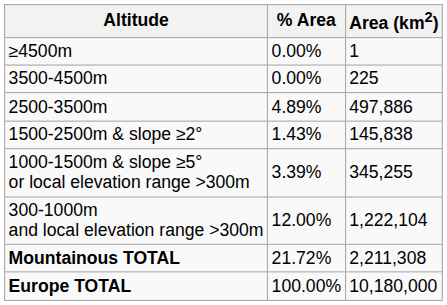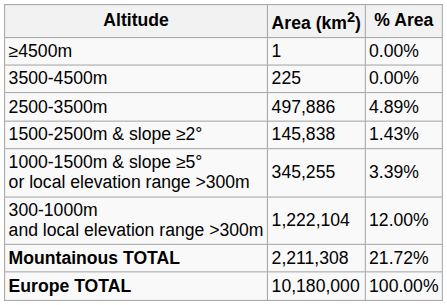columns swapped: (394, 20) <-> (306, 20)
